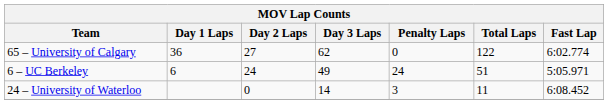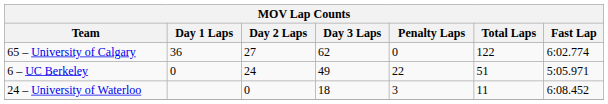(173, 71) 6 -> (173, 71) 0
(398, 71) 24 -> (398, 71) 22
(324, 90) 14 -> (324, 90) 18
